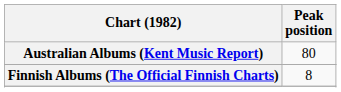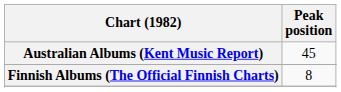(309, 53) 80 -> (309, 53) 45
